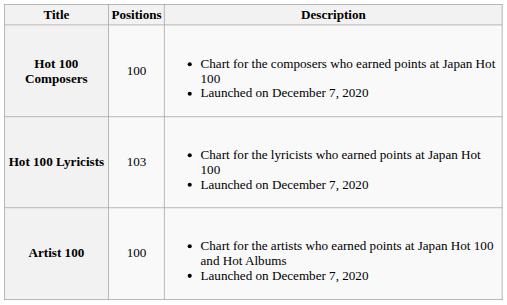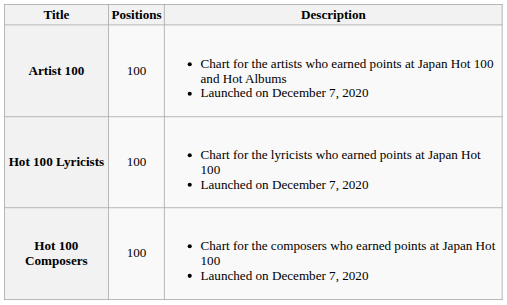rows swapped: (56, 253) <-> (56, 70)
(137, 162) 103 -> (137, 162) 100
